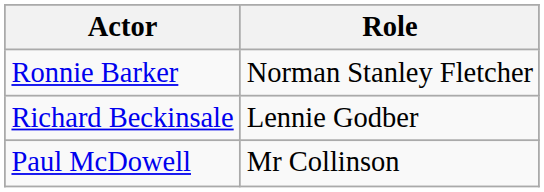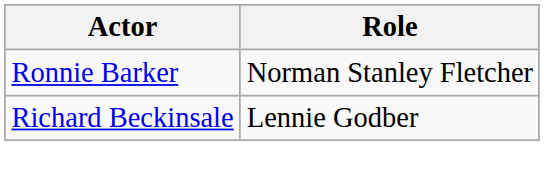- row: (101, 162)
